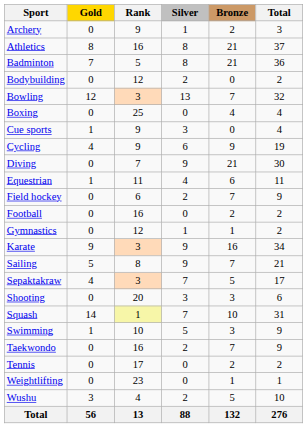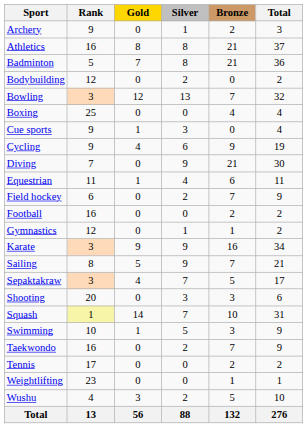columns swapped: (138, 12) <-> (91, 12)
